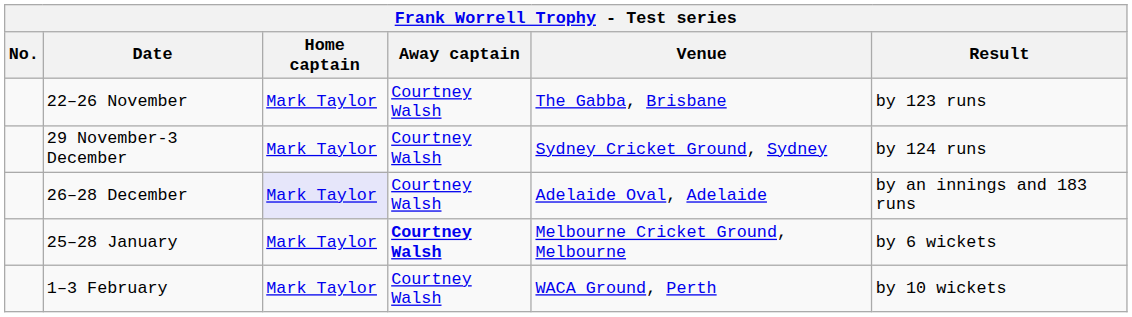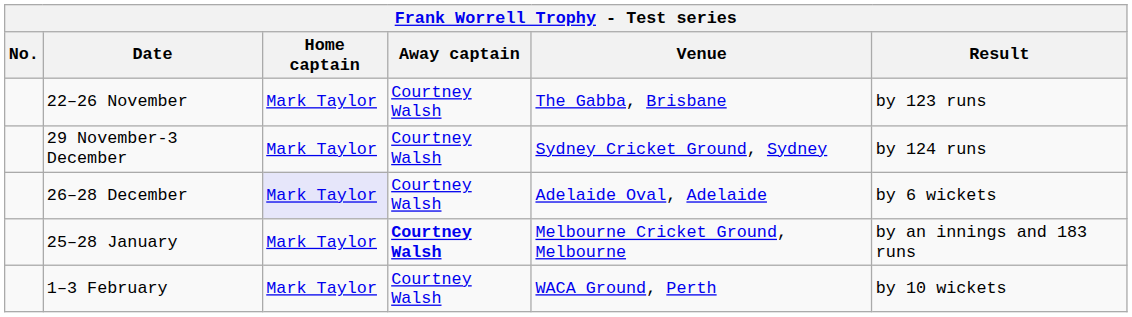(981, 195) by an innings and 183 runs -> (936, 195) by 6 wickets
(936, 242) by 6 wickets -> (981, 242) by an innings and 183 runs
